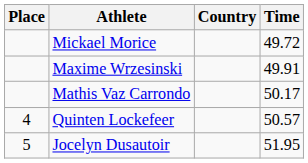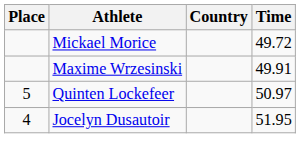- row: (121, 94)
(27, 119) 4 -> (27, 94) 5
(282, 119) 50.57 -> (274, 94) 50.97
(27, 145) 5 -> (27, 119) 4
